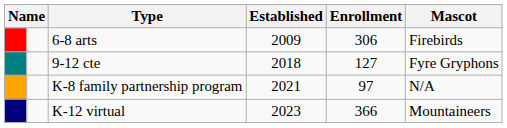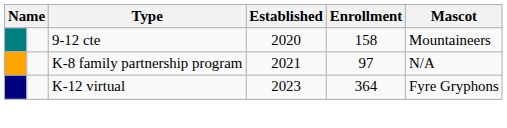- row: (74, 39)
(286, 63) 2018 -> (286, 39) 2020
(366, 63) 127 -> (366, 39) 158
(454, 63) Fyre Gryphons -> (450, 39) Mountaineers
(366, 110) 366 -> (366, 87) 364
(450, 110) Mountaineers -> (454, 87) Fyre Gryphons
